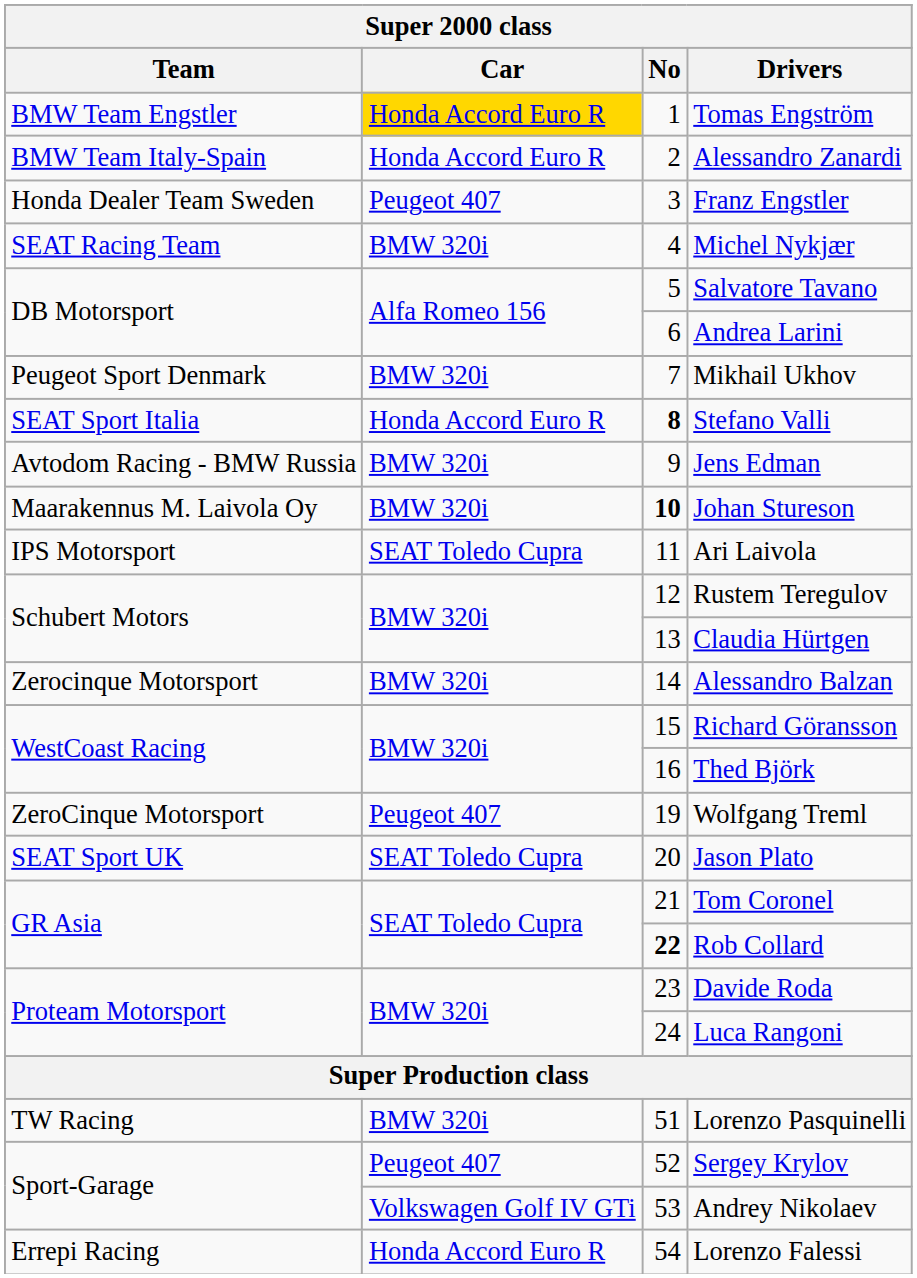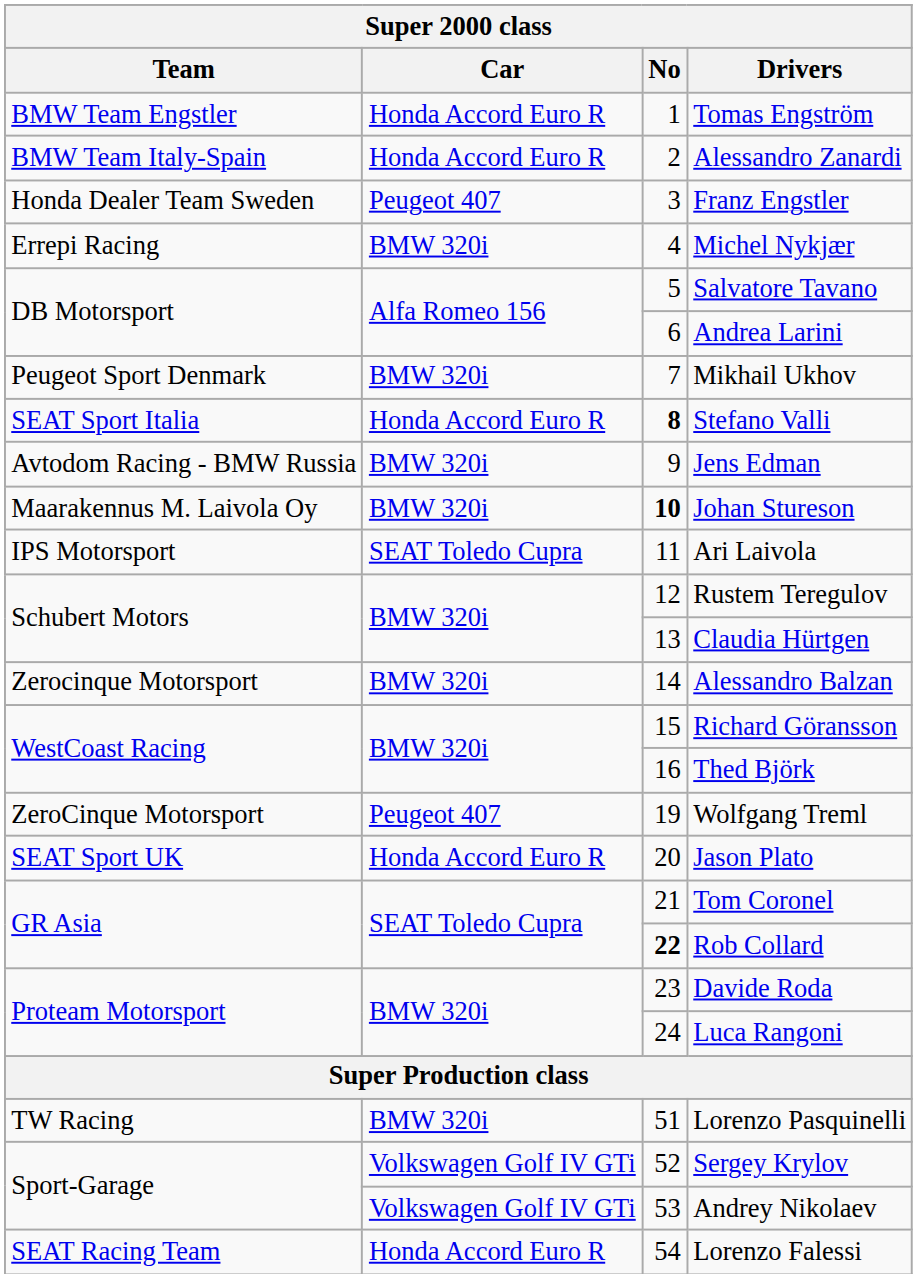(487, 113) gold background -> (487, 113) no background
(116, 244) SEAT Racing Team -> (85, 244) Errepi Racing
(476, 857) SEAT Toledo Cupra -> (487, 857) Honda Accord Euro R
(435, 1163) Peugeot 407 -> (502, 1163) Volkswagen Golf IV GTi
(85, 1251) Errepi Racing -> (116, 1251) SEAT Racing Team
